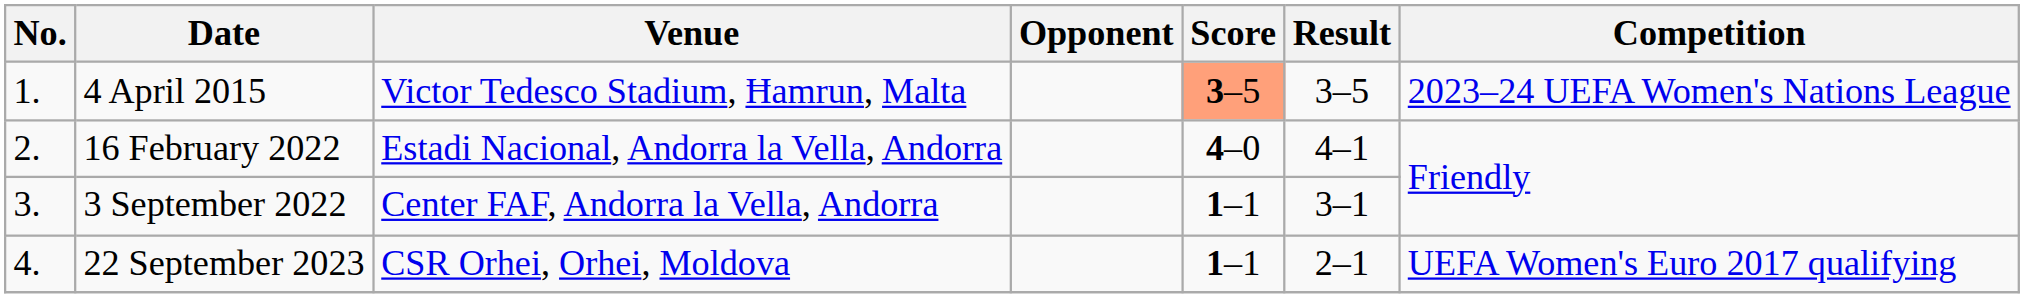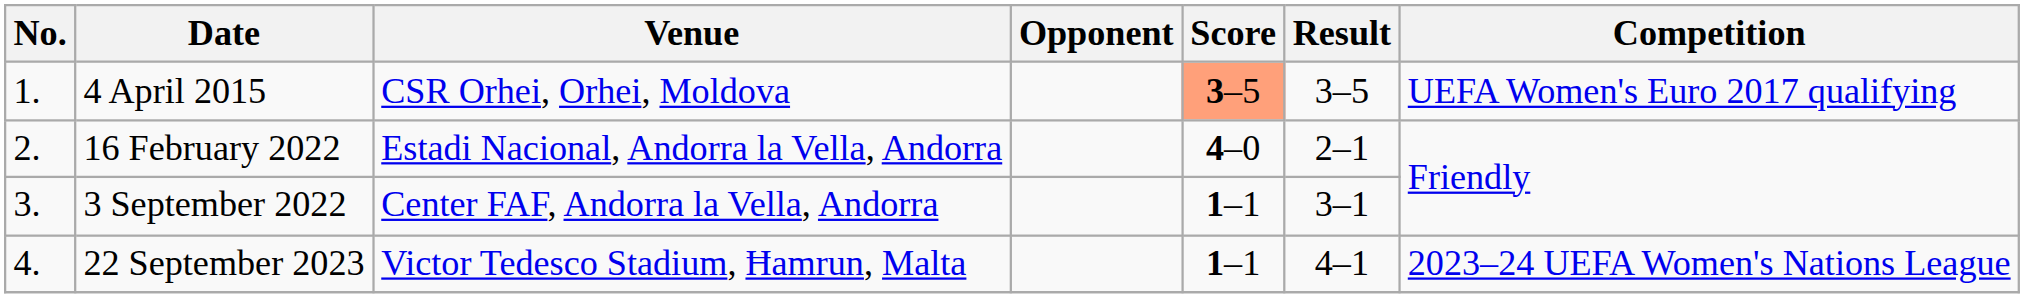(674, 90) Victor Tedesco Stadium, Ħamrun, Malta -> (586, 90) CSR Orhei, Orhei, Moldova
(1709, 90) 2023–24 UEFA Women's Nations League -> (1682, 90) UEFA Women's Euro 2017 qualifying
(1342, 147) 4–1 -> (1342, 147) 2–1
(586, 262) CSR Orhei, Orhei, Moldova -> (674, 262) Victor Tedesco Stadium, Ħamrun, Malta
(1342, 262) 2–1 -> (1342, 262) 4–1
(1682, 262) UEFA Women's Euro 2017 qualifying -> (1709, 262) 2023–24 UEFA Women's Nations League
